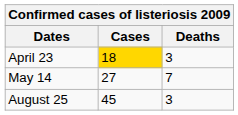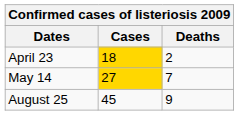(169, 57) 3 -> (169, 57) 2
(109, 78) no background -> (109, 78) gold background
(169, 99) 3 -> (169, 99) 9
